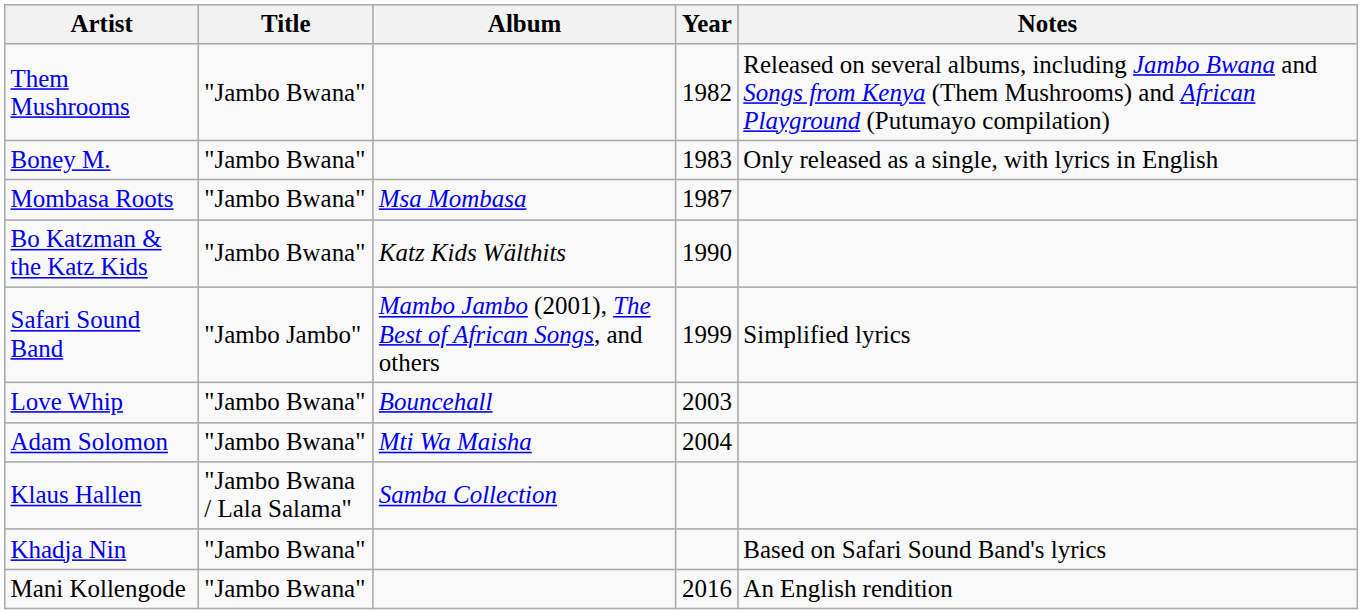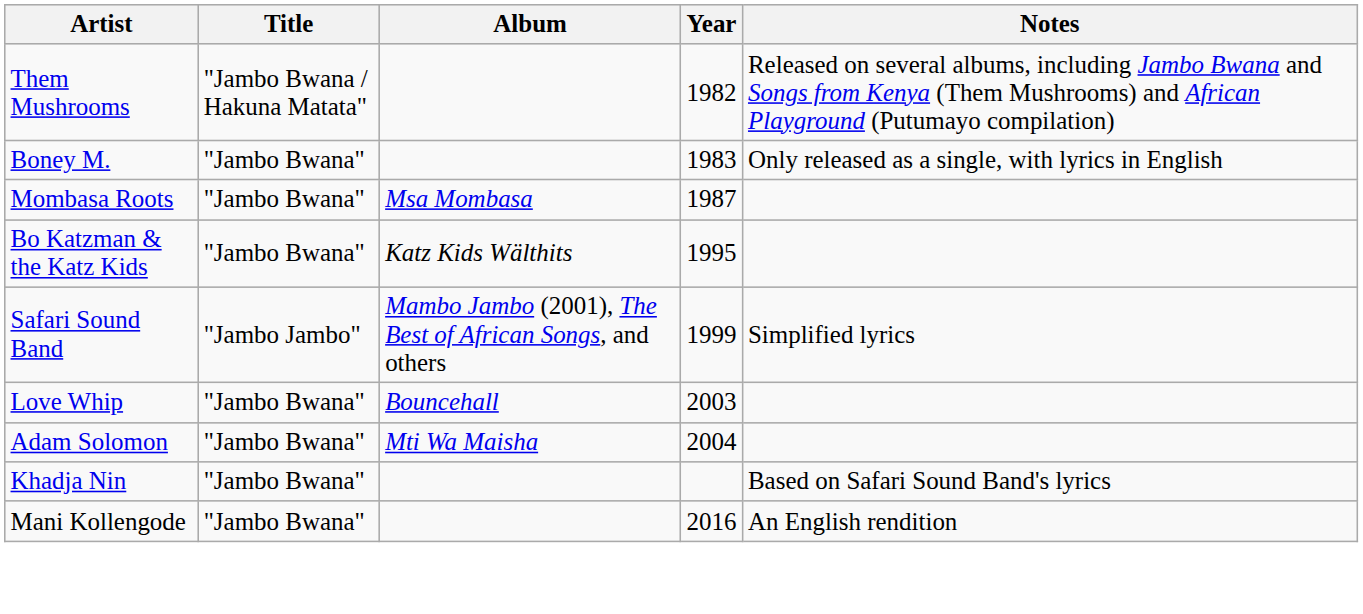(285, 91) "Jambo Bwana" -> (286, 91) "Jambo Bwana / Hakuna Matata"
(707, 252) 1990 -> (712, 252) 1995
- row: (76, 495)
